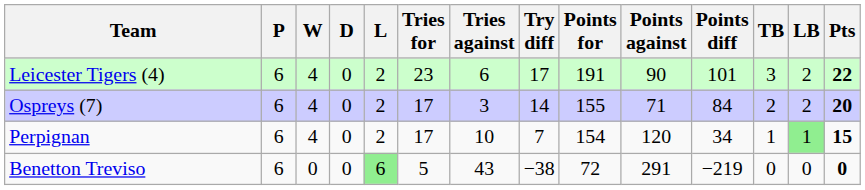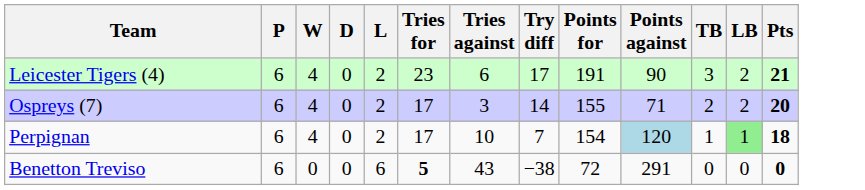- column: (722, 31)
(842, 74) 22 -> (780, 74) 21
(656, 136) no background -> (656, 136) lightblue background
(842, 136) 15 -> (780, 136) 18
(381, 168) lightgreen background -> (381, 168) no background
(423, 168) normal -> (423, 168) bold
